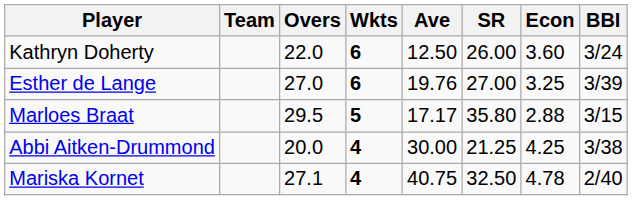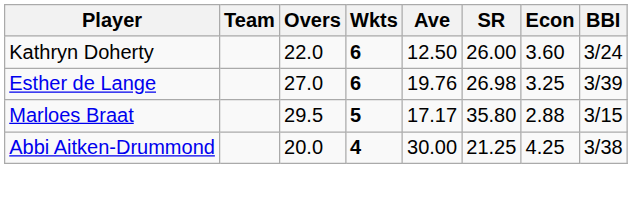(491, 83) 27.00 -> (491, 83) 26.98
- row: (76, 178)
